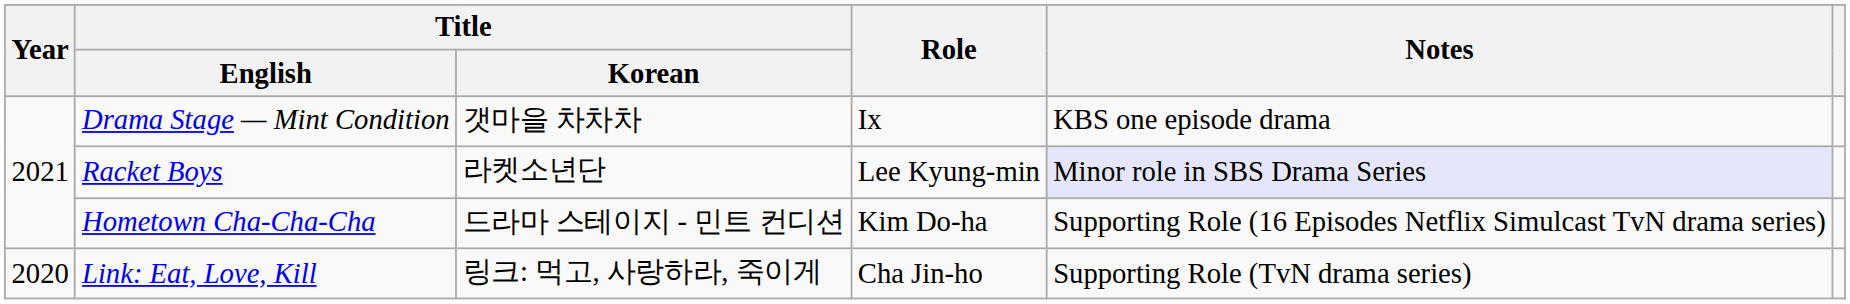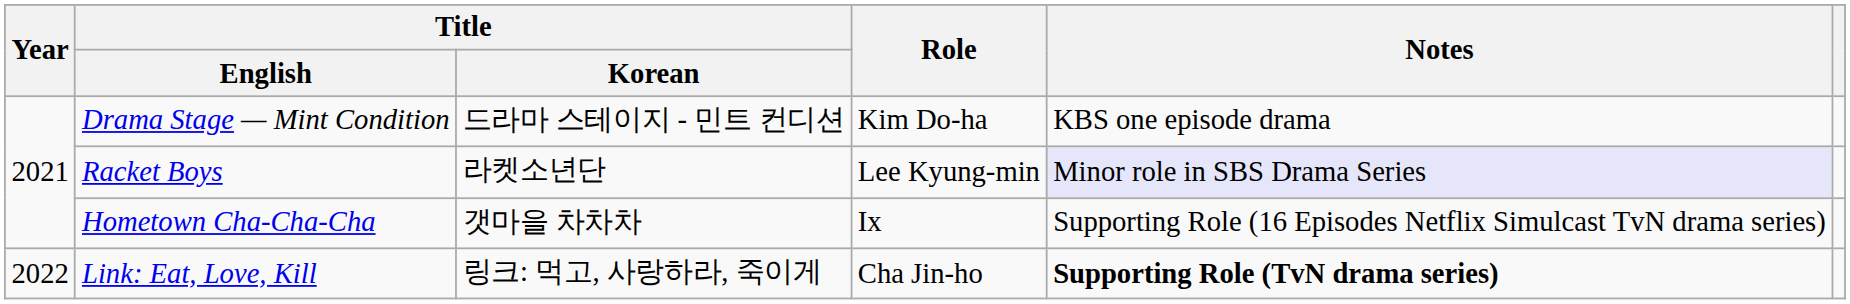(552, 119) 갯마을 차차차 -> (654, 119) 드라마 스테이지 - 민트 컨디션
(870, 120) Ix -> (923, 120) Kim Do-ha
(654, 221) 드라마 스테이지 - 민트 컨디션 -> (552, 221) 갯마을 차차차
(923, 222) Kim Do-ha -> (870, 222) Ix
(40, 273) 2020 -> (40, 273) 2022
(1262, 273) normal -> (1276, 273) bold
